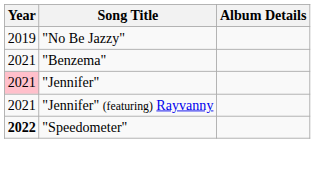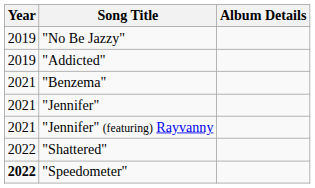+ row: (74, 60)
(22, 82) pink background -> (22, 104) no background
+ row: (75, 149)
